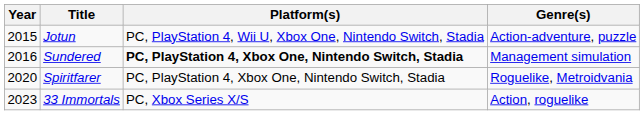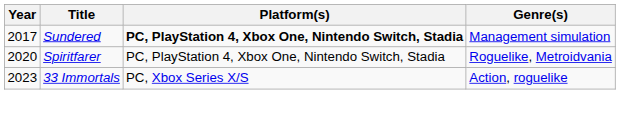- row: (59, 36)
(22, 57) 2016 -> (22, 36) 2017
